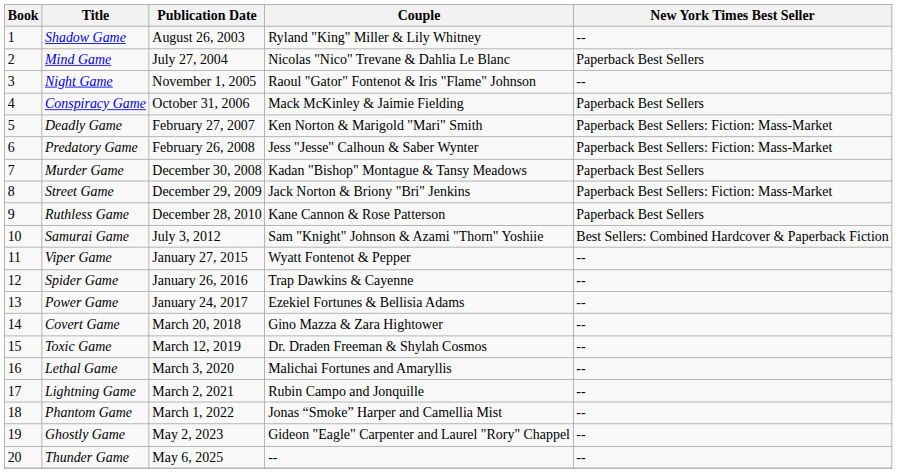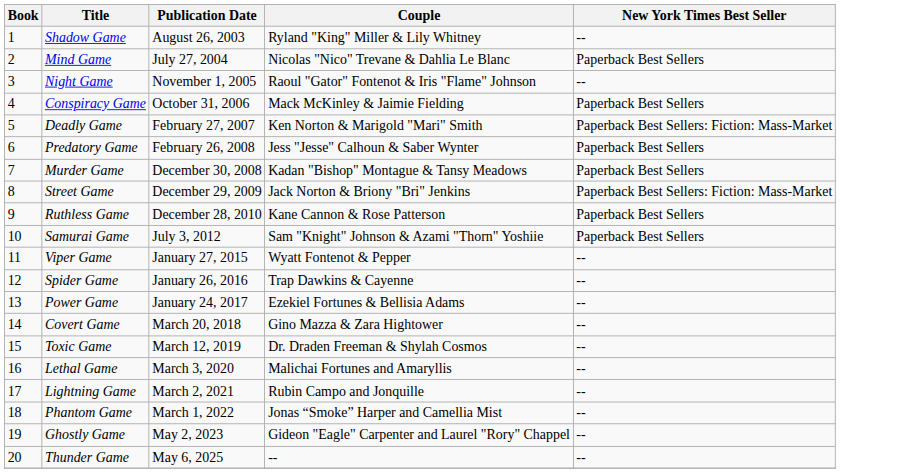(704, 147) Paperback Best Sellers: Fiction: Mass-Market -> (640, 147) Paperback Best Sellers
(733, 236) Best Sellers: Combined Hardcover & Paperback Fiction -> (640, 236) Paperback Best Sellers
